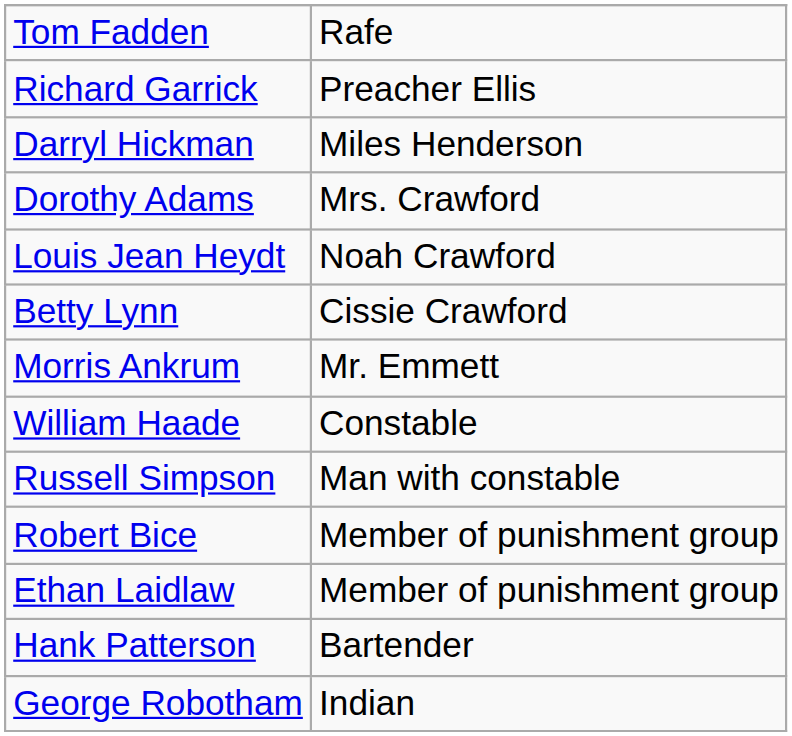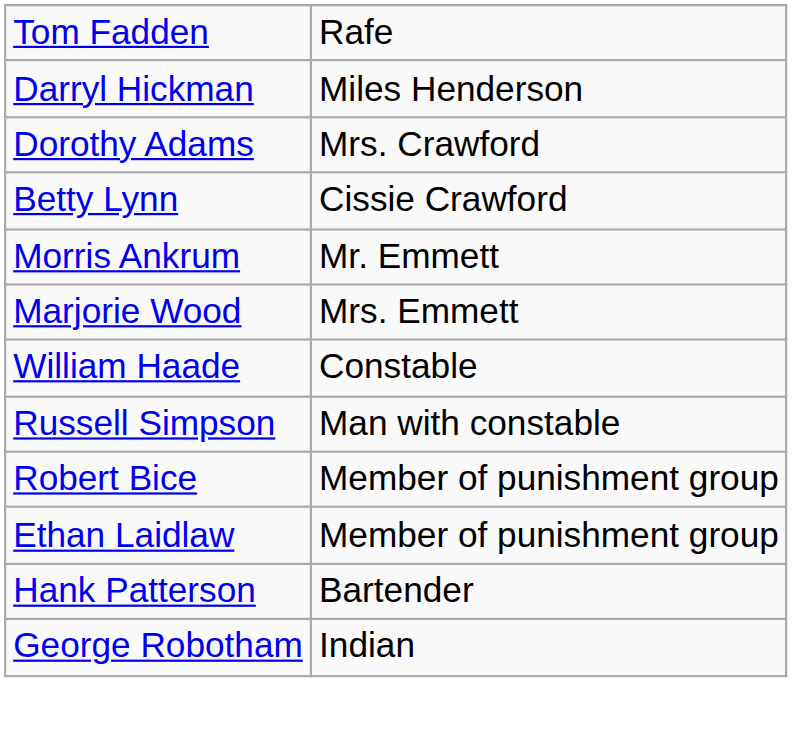- row: (135, 88)
- row: (149, 255)
+ row: (127, 311)
